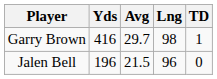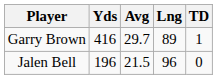(169, 39) 98 -> (169, 39) 89
